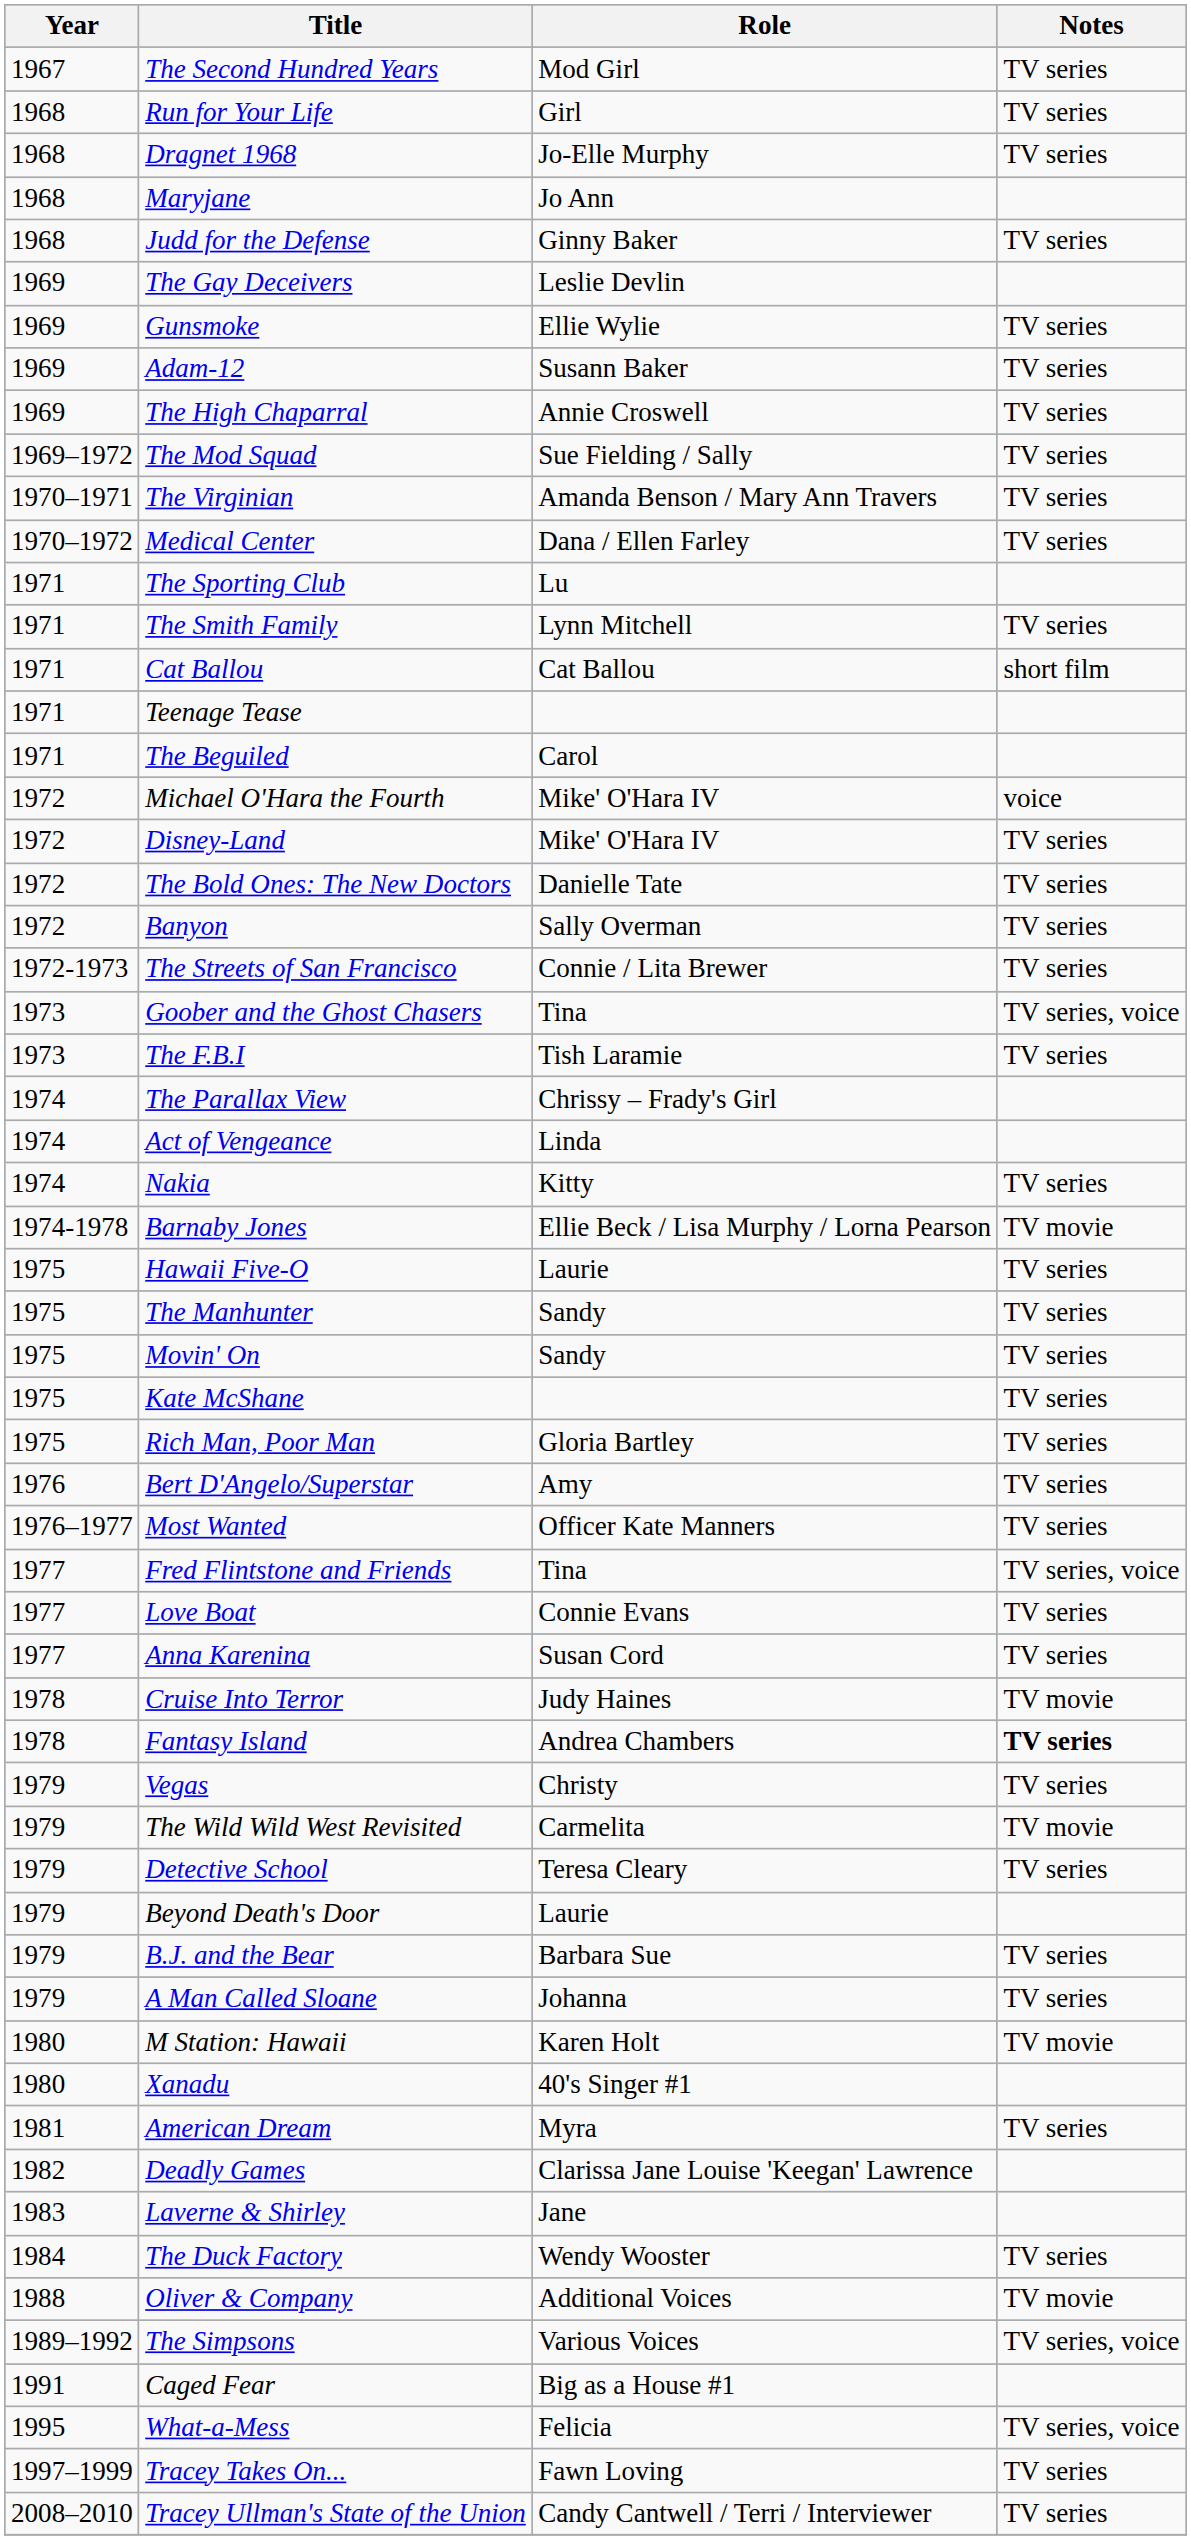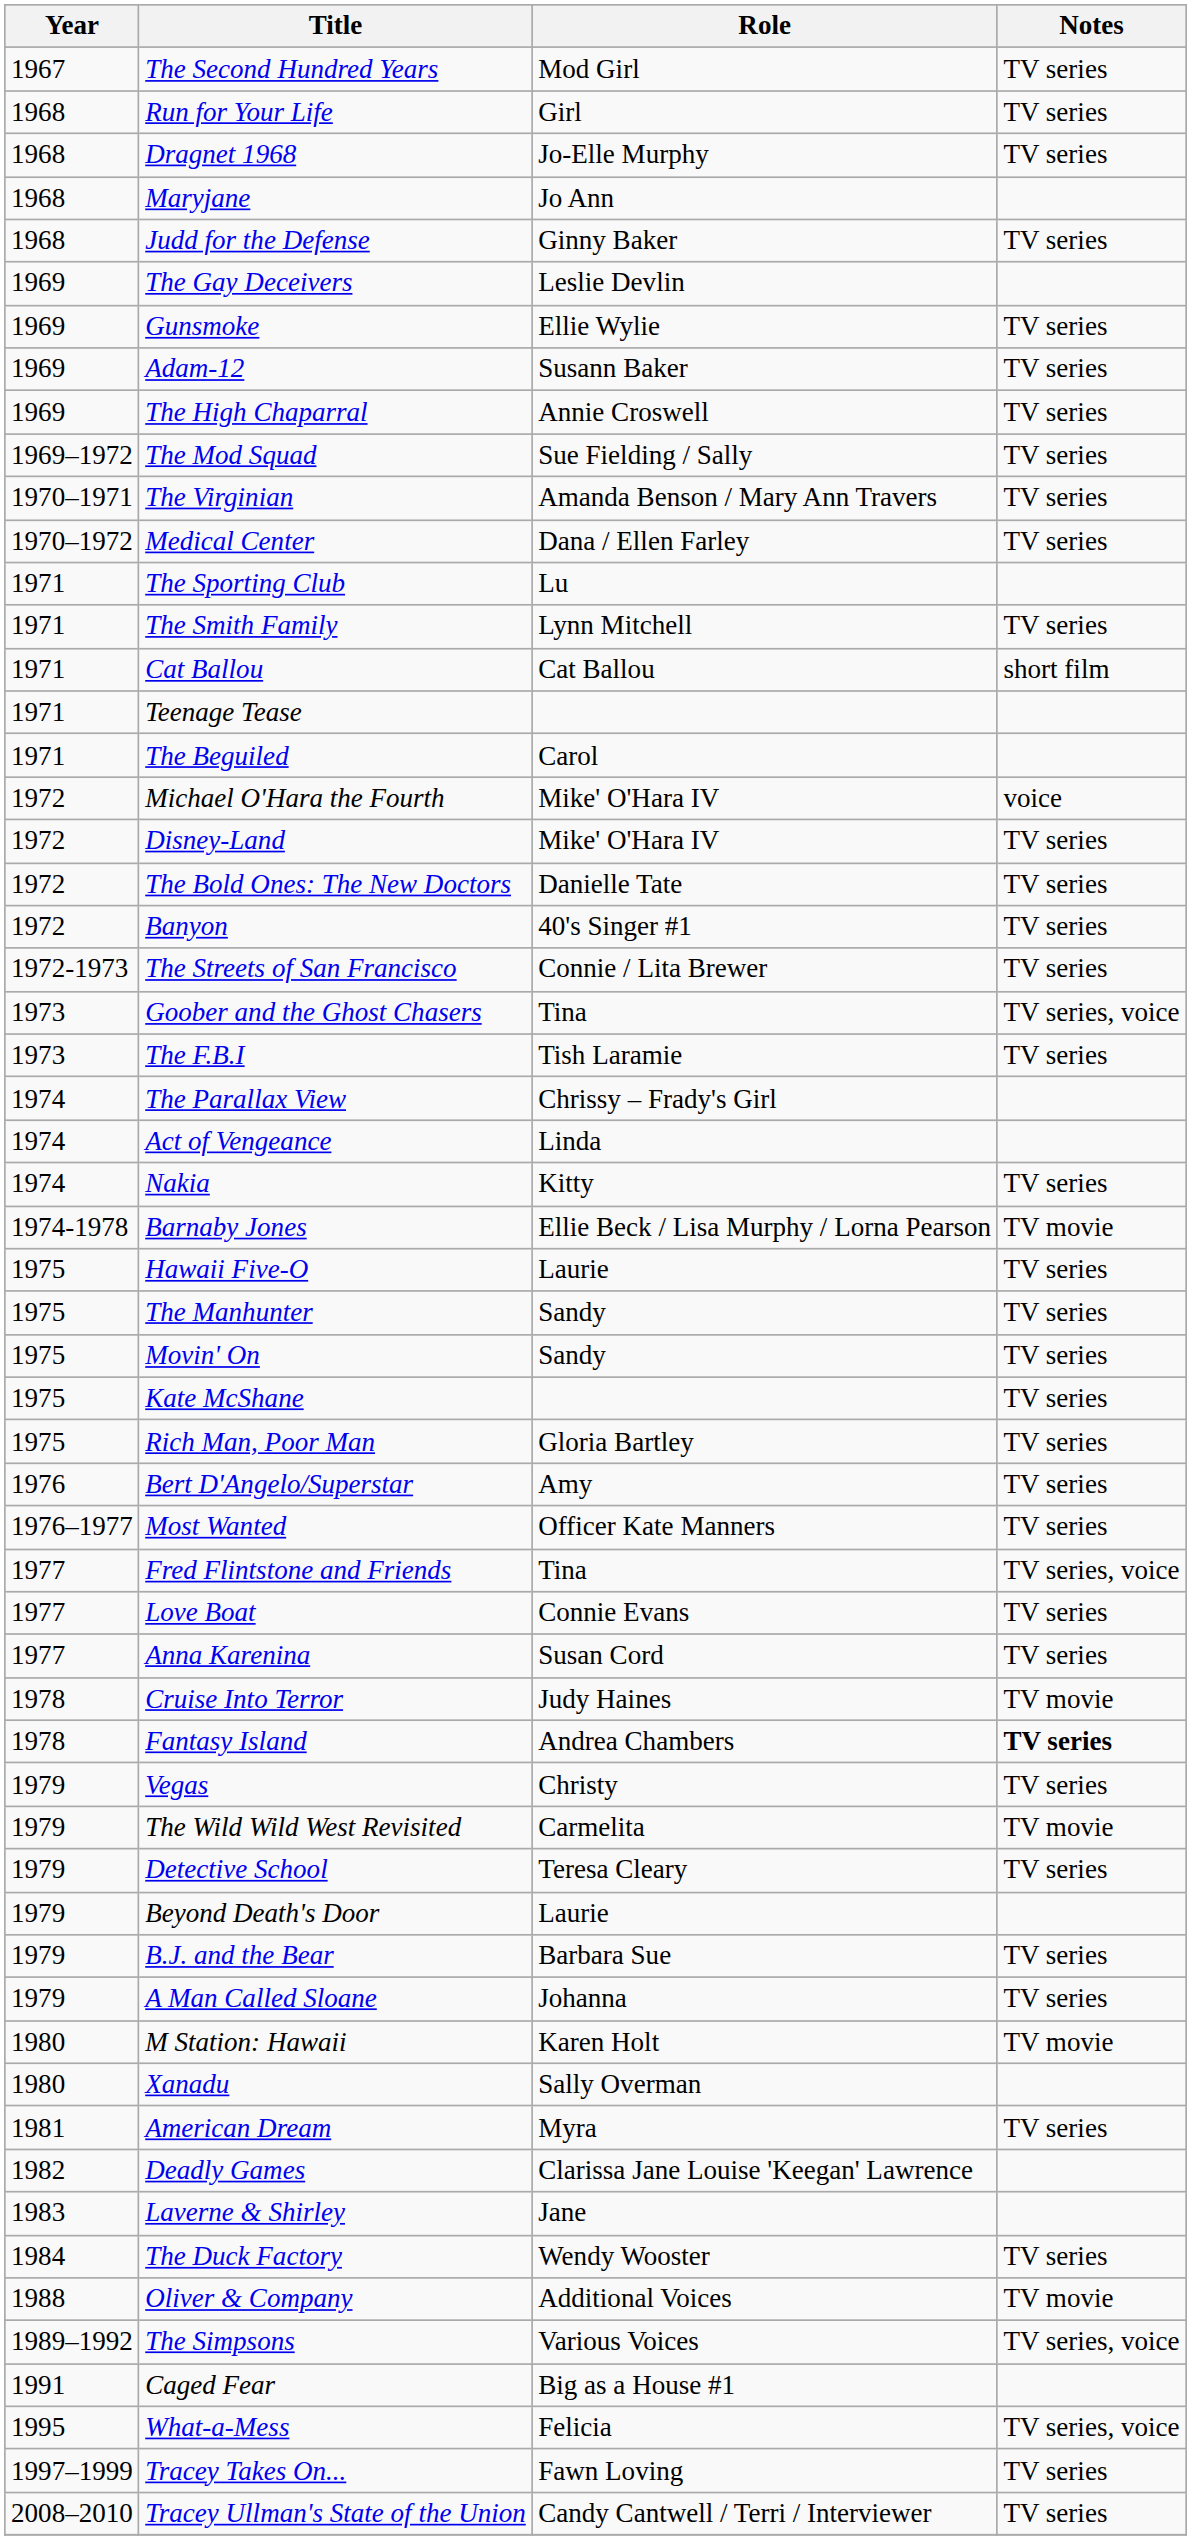(620, 926) Sally Overman -> (615, 926) 40's Singer #1
(615, 2084) 40's Singer #1 -> (620, 2084) Sally Overman
